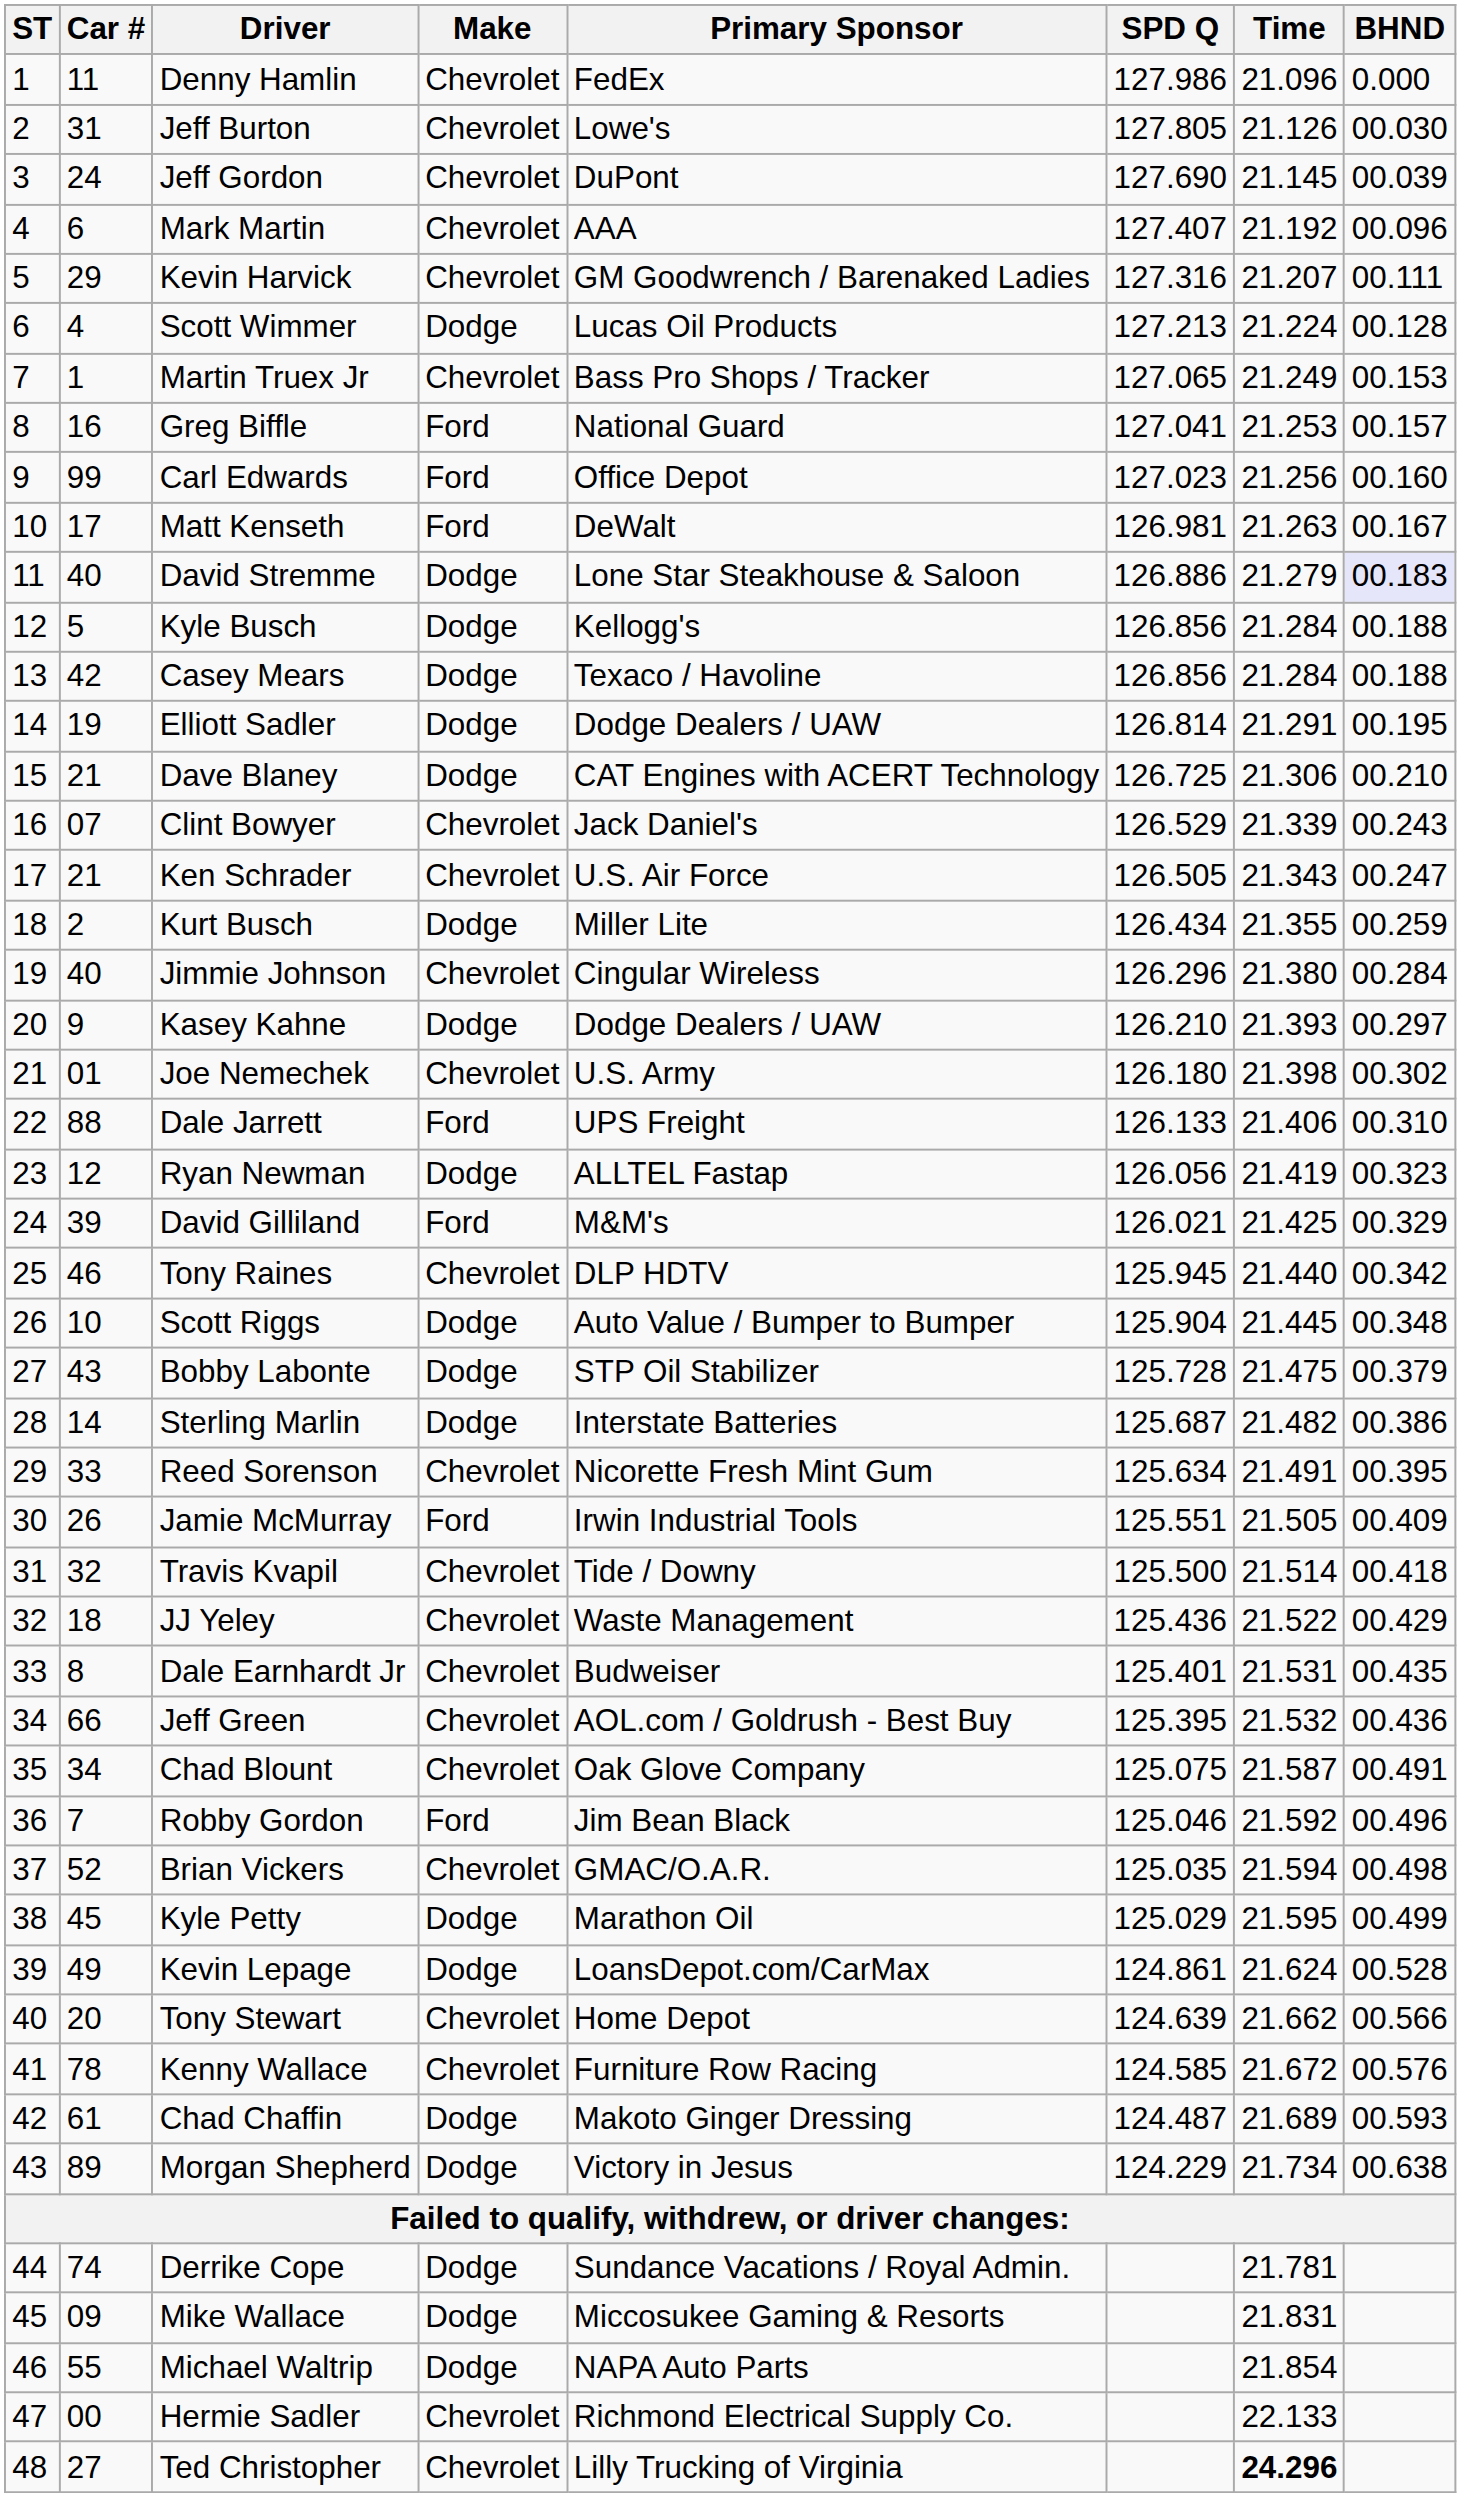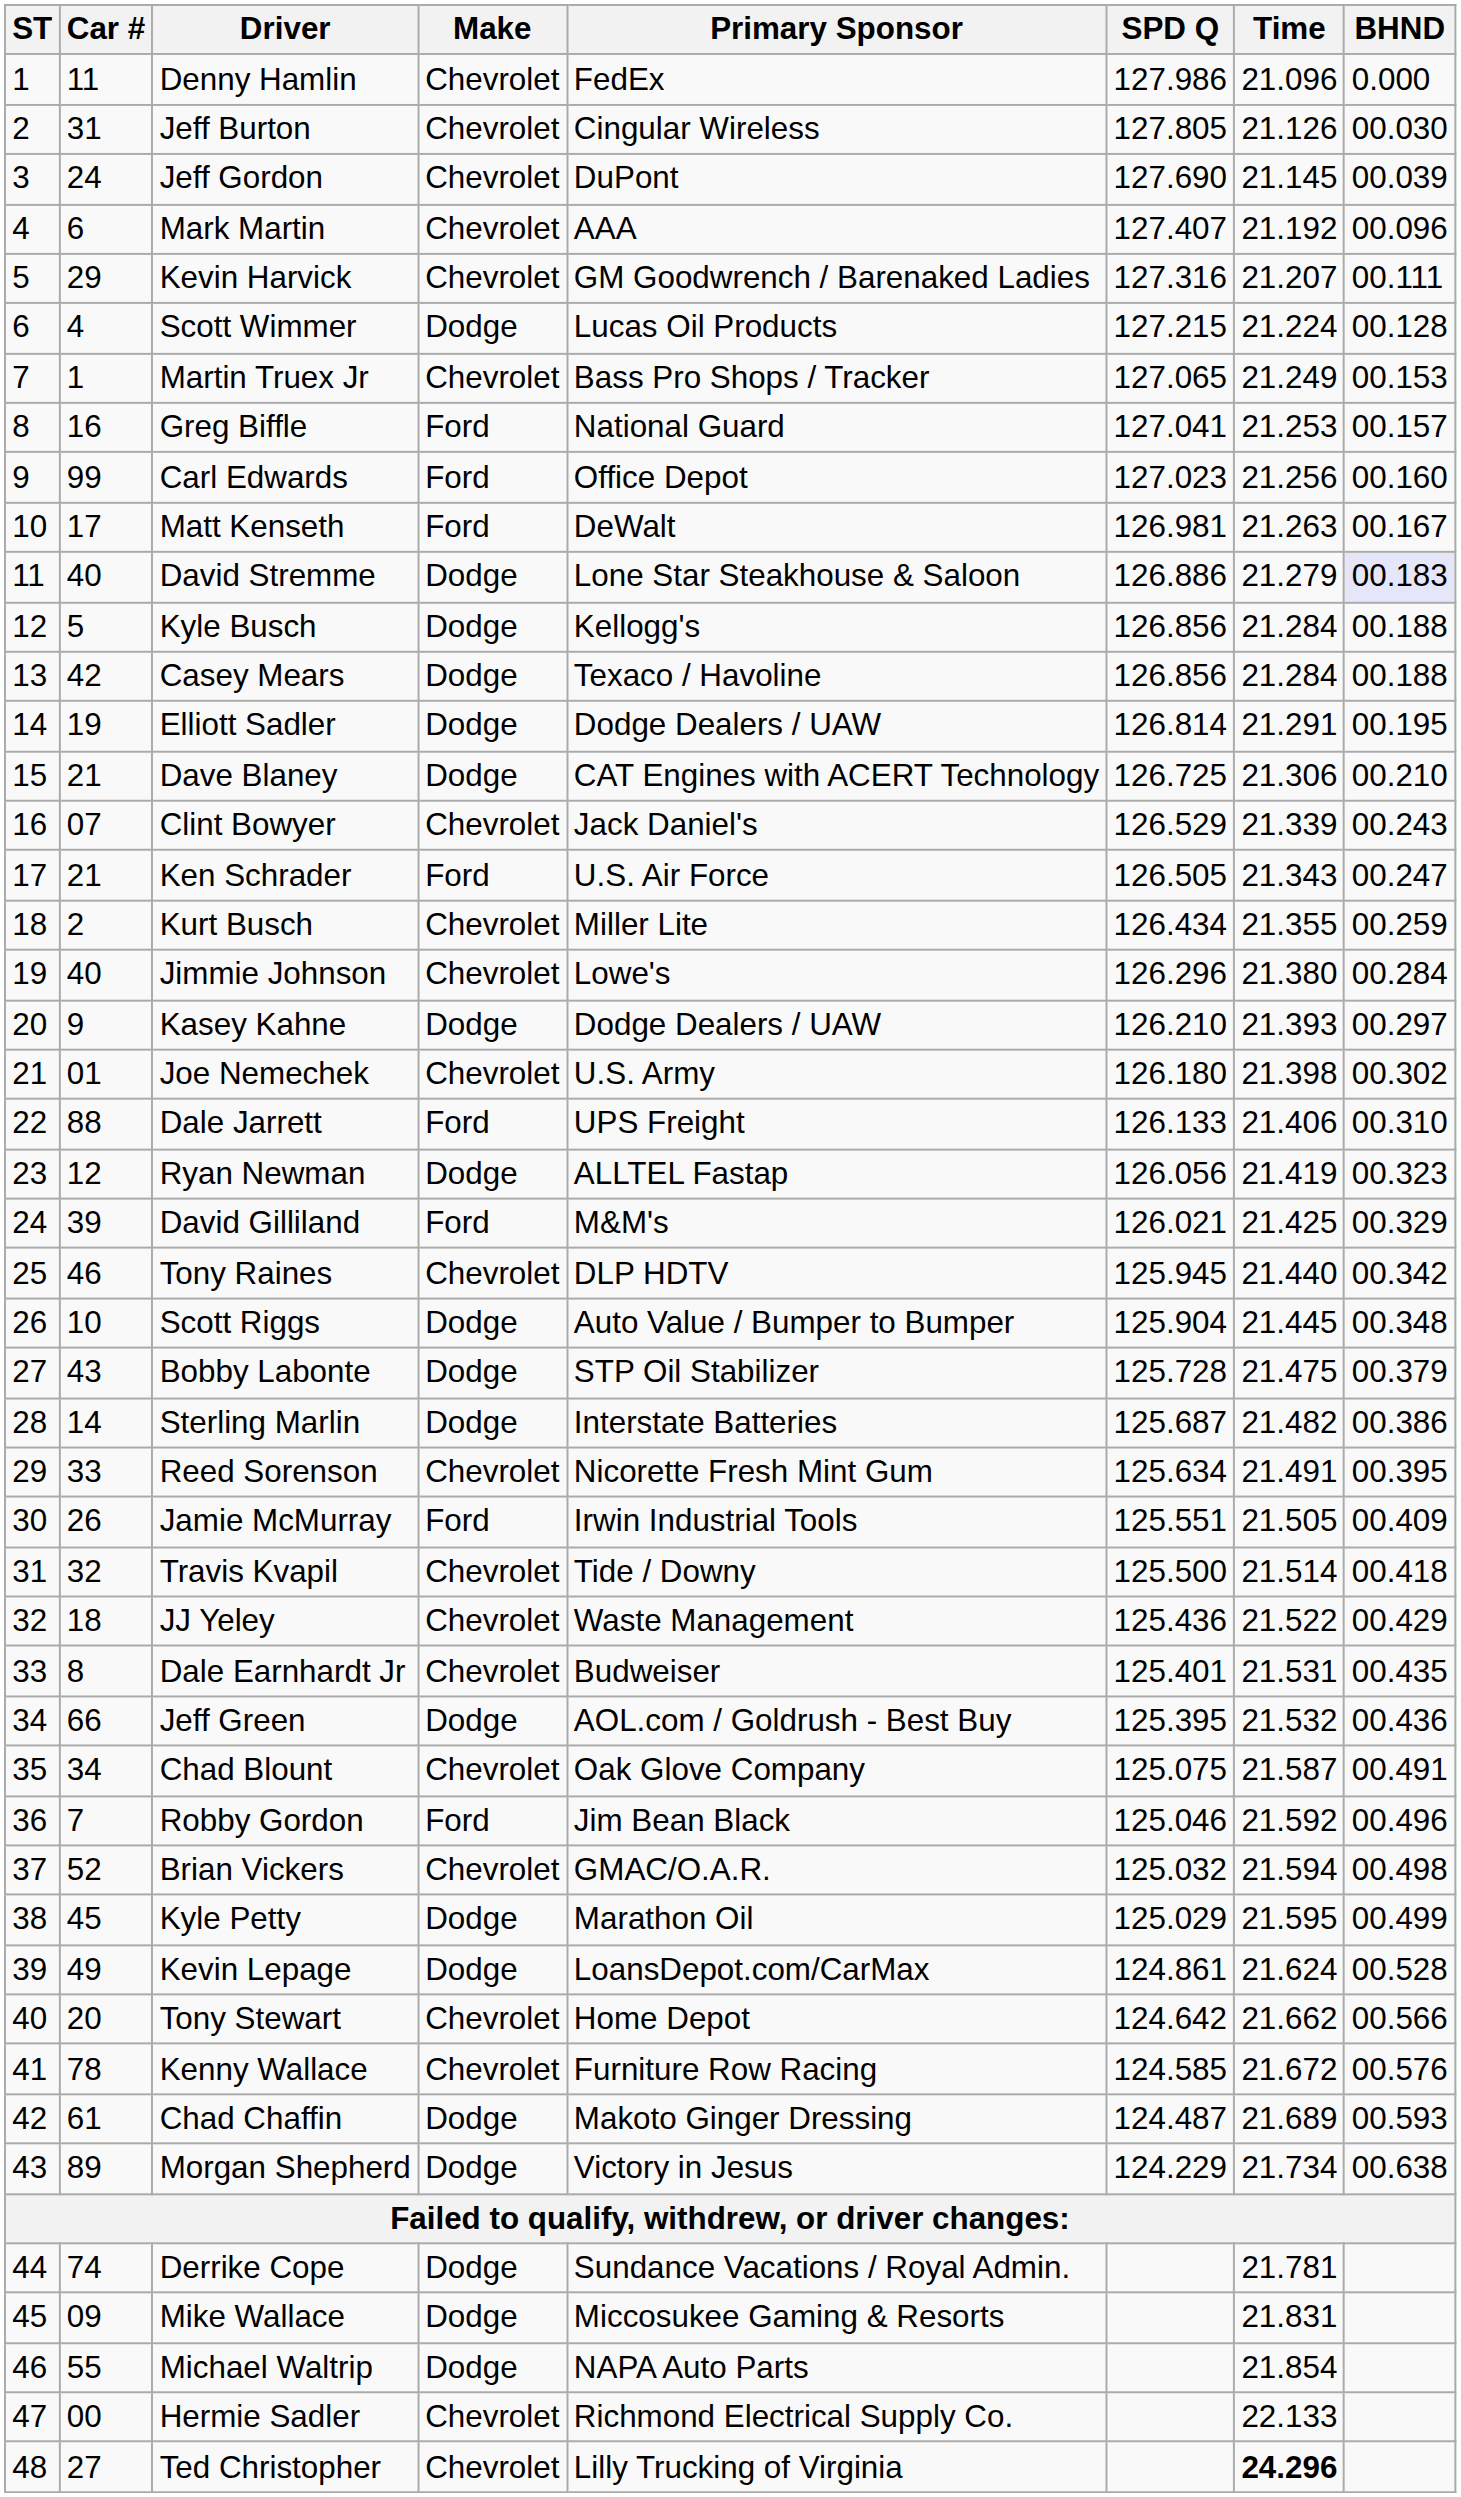(622, 128) Lowe's -> (697, 128) Cingular Wireless
(1170, 327) 127.213 -> (1170, 327) 127.215
(492, 874) Chevrolet -> (457, 874) Ford
(471, 924) Dodge -> (492, 924) Chevrolet
(697, 974) Cingular Wireless -> (622, 974) Lowe's
(492, 1720) Chevrolet -> (471, 1720) Dodge
(1170, 1869) 125.035 -> (1170, 1869) 125.032
(1170, 2018) 124.639 -> (1170, 2018) 124.642
